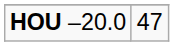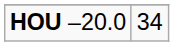(150, 22) 47 -> (150, 22) 34
